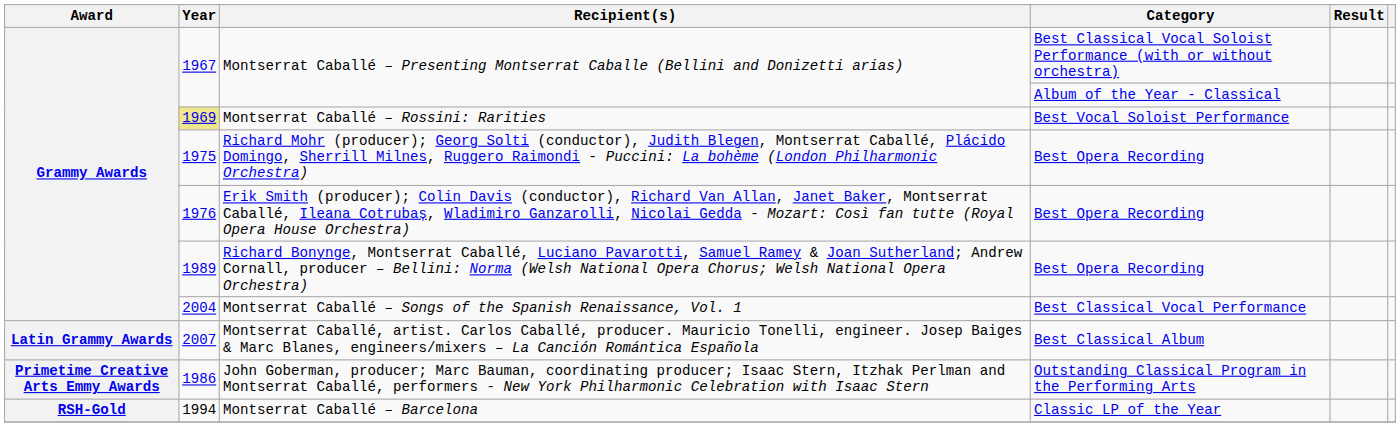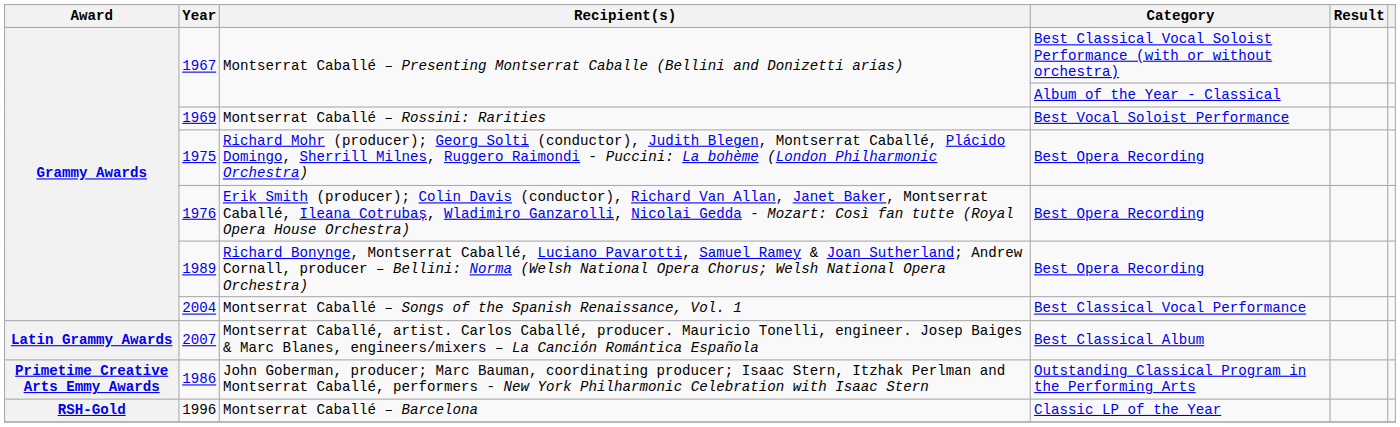(199, 118) khaki background -> (199, 118) no background
(199, 411) 1994 -> (199, 411) 1996
